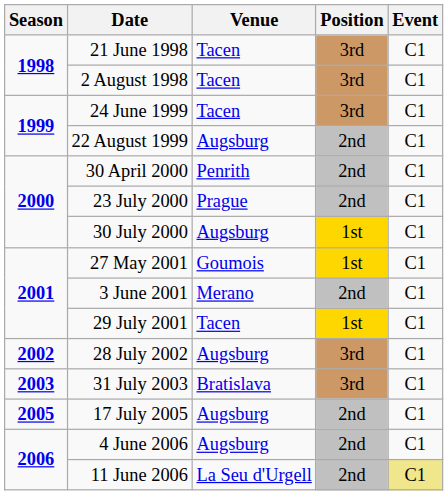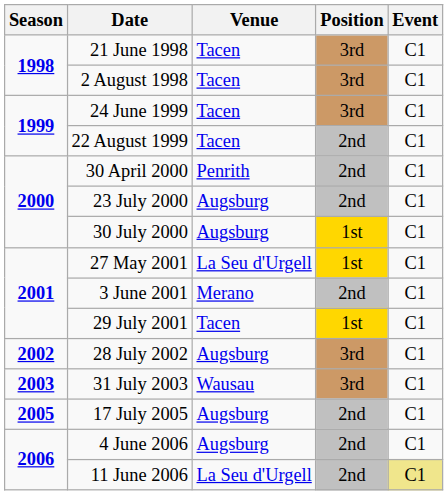(233, 141) Augsburg -> (218, 141) Tacen
(222, 201) Prague -> (233, 201) Augsburg
(230, 262) Goumois -> (254, 262) La Seu d'Urgell
(234, 383) Bratislava -> (225, 383) Wausau
